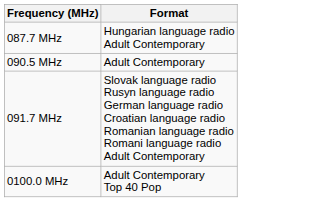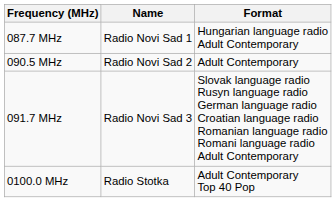+ column: (148, 13)
